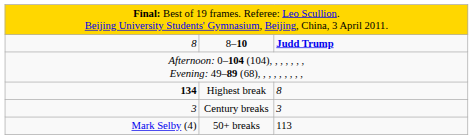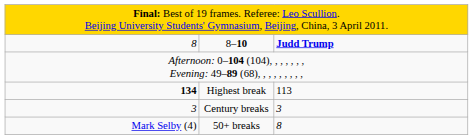(279, 91) 8 -> (284, 91) 113
(284, 126) 113 -> (279, 126) 8
